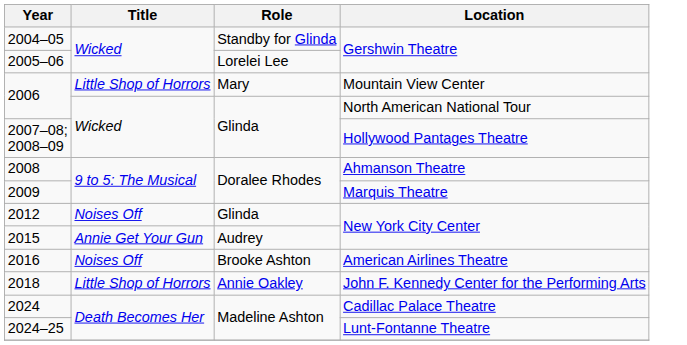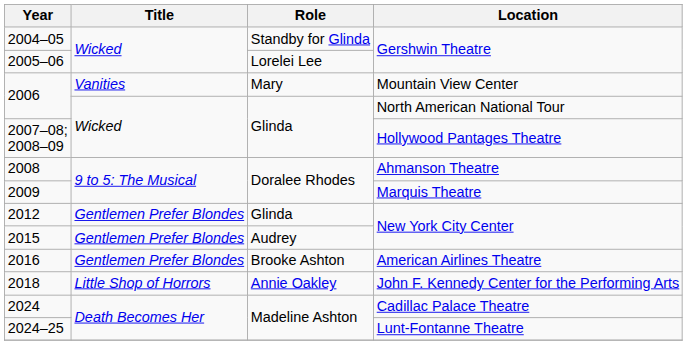(143, 84) Little Shop of Horrors -> (100, 84) Vanities
(108, 214) Noises Off -> (159, 214) Gentlemen Prefer Blondes
(139, 237) Annie Get Your Gun -> (159, 237) Gentlemen Prefer Blondes
(108, 260) Noises Off -> (159, 260) Gentlemen Prefer Blondes
